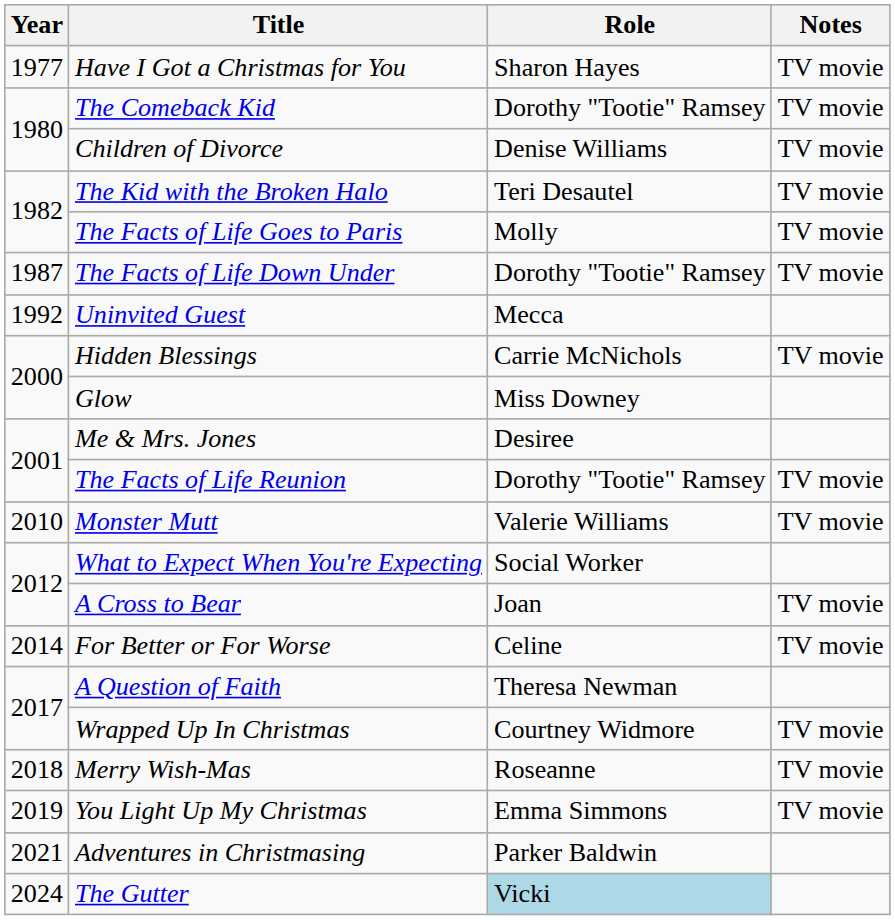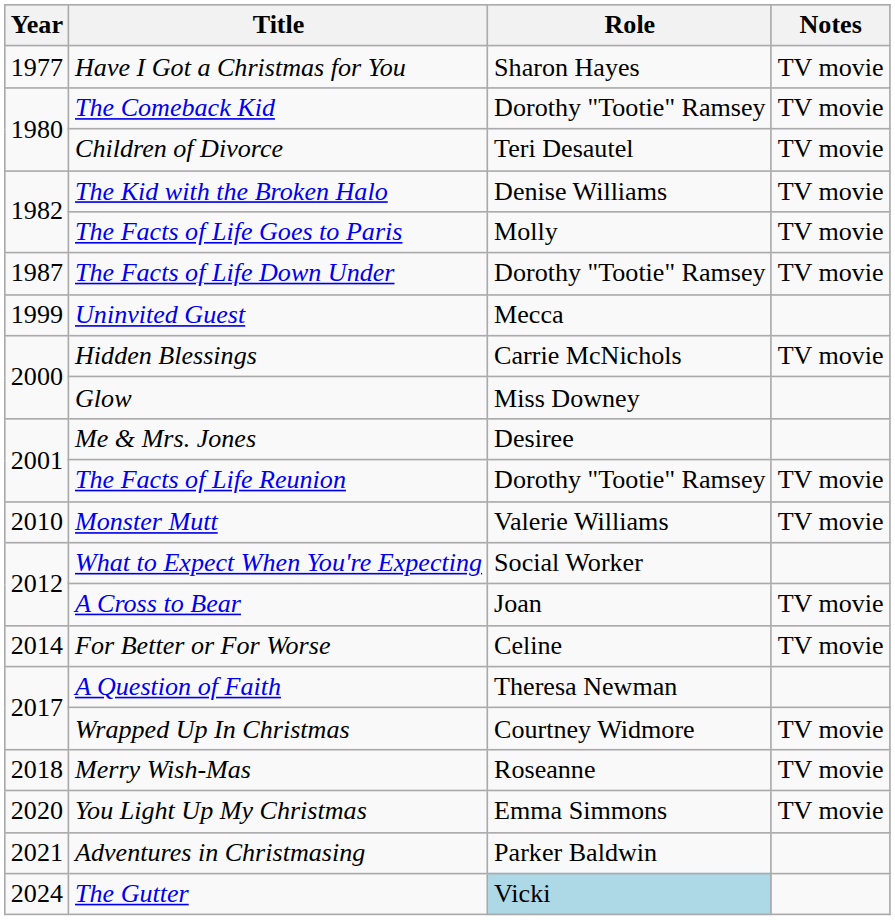(581, 149) Denise Williams -> (564, 149) Teri Desautel
(564, 190) Teri Desautel -> (581, 190) Denise Williams
(37, 314) 1992 -> (37, 314) 1999
(37, 811) 2019 -> (37, 811) 2020
